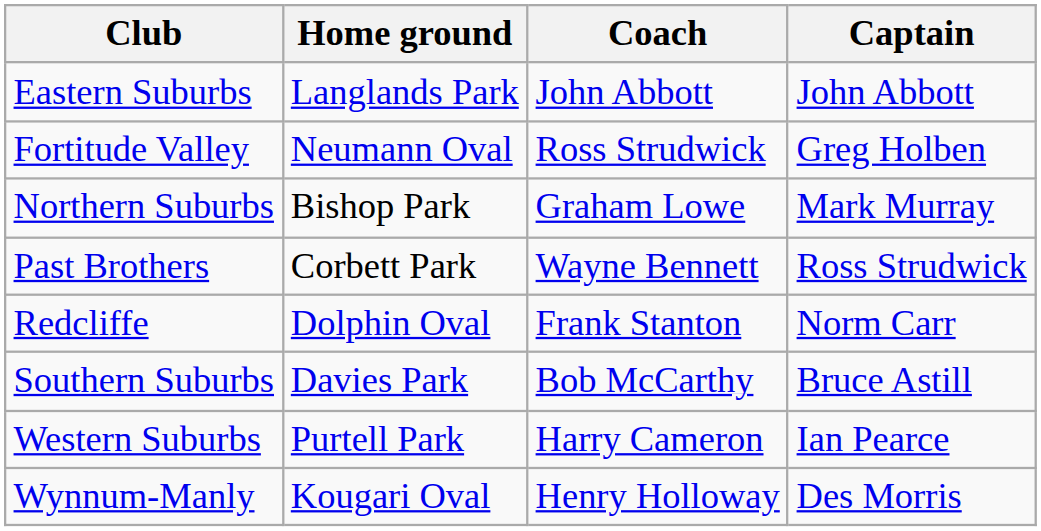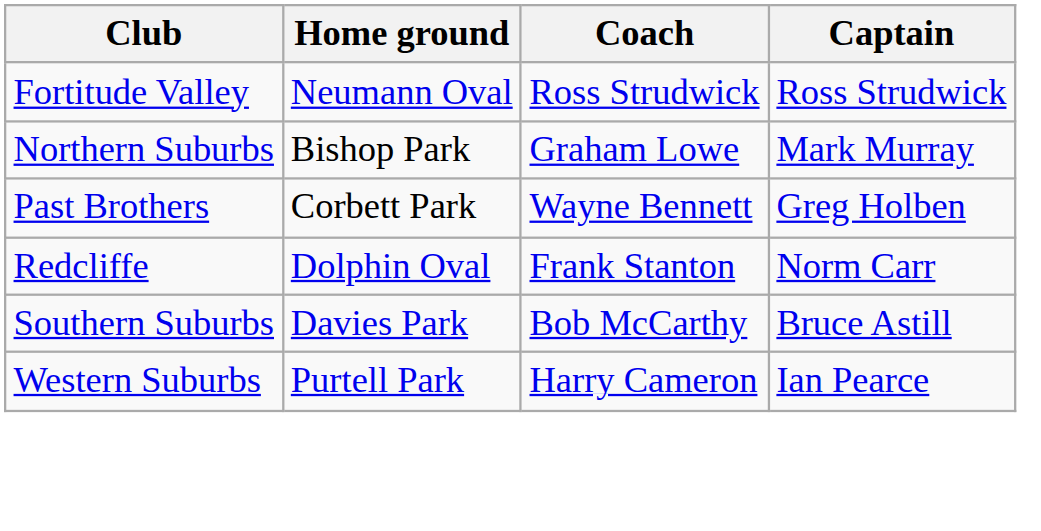- row: (133, 91)
(891, 149) Greg Holben -> (891, 91) Ross Strudwick
(912, 264) Ross Strudwick -> (871, 206) Greg Holben
- row: (134, 496)
